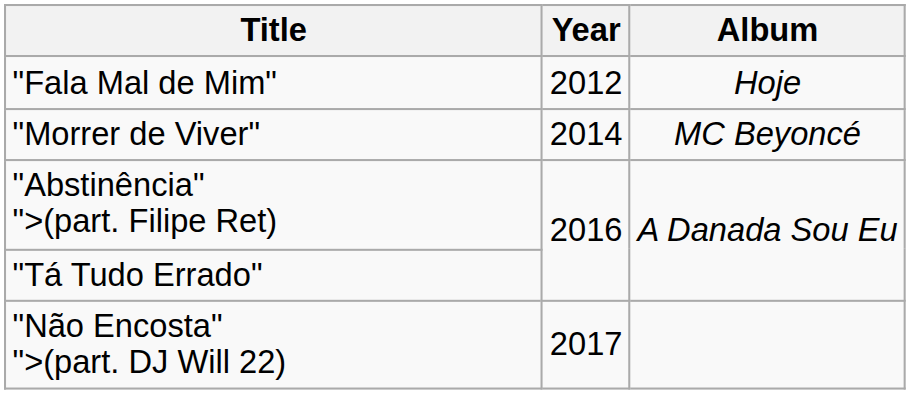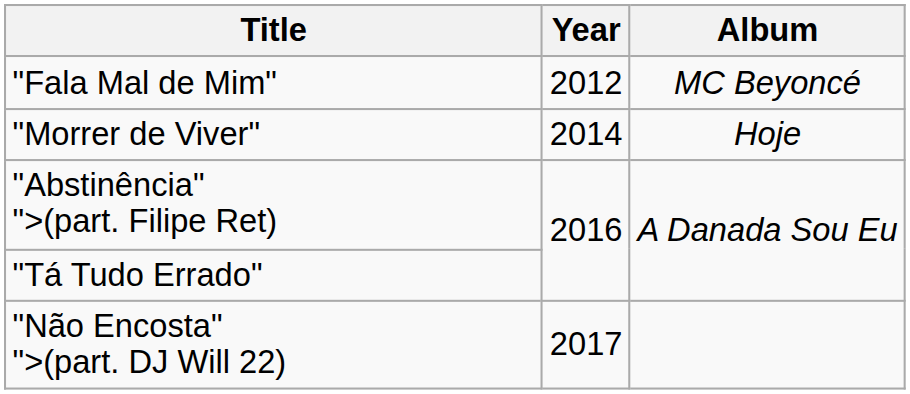(768, 82) Hoje -> (768, 82) MC Beyoncé
(768, 133) MC Beyoncé -> (768, 133) Hoje
